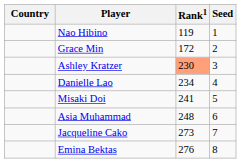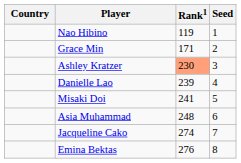(186, 49) 172 -> (186, 49) 171
(186, 82) 234 -> (186, 82) 239
(186, 132) 273 -> (186, 132) 274
